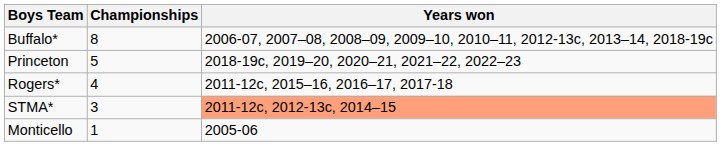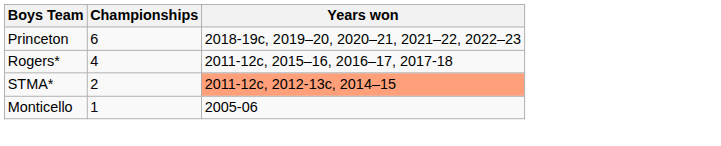- row: (33, 38)
(94, 61) 5 -> (94, 38) 6
(94, 107) 3 -> (94, 84) 2
